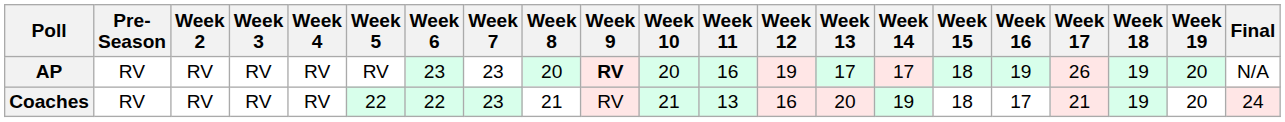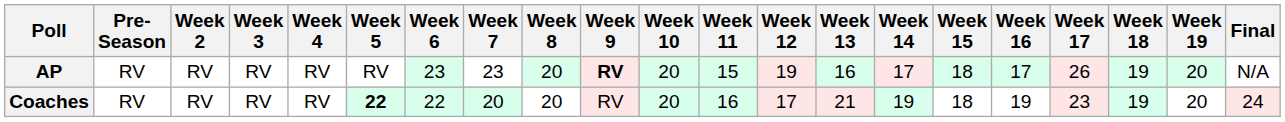(728, 72) 16 -> (728, 72) 15
(845, 72) 17 -> (845, 72) 16
(1021, 72) 19 -> (1021, 72) 17
(376, 102) normal -> (376, 102) bold
(493, 102) 23 -> (493, 102) 20
(552, 102) 21 -> (552, 102) 20
(669, 102) 21 -> (669, 102) 20
(728, 102) 13 -> (728, 102) 16
(786, 102) 16 -> (786, 102) 17
(845, 102) 20 -> (845, 102) 21
(1021, 102) 17 -> (1021, 102) 19
(1080, 102) 21 -> (1080, 102) 23
